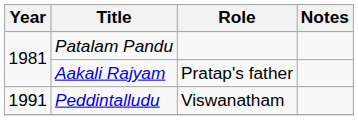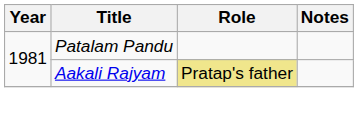(237, 73) no background -> (237, 73) khaki background
- row: (107, 100)
